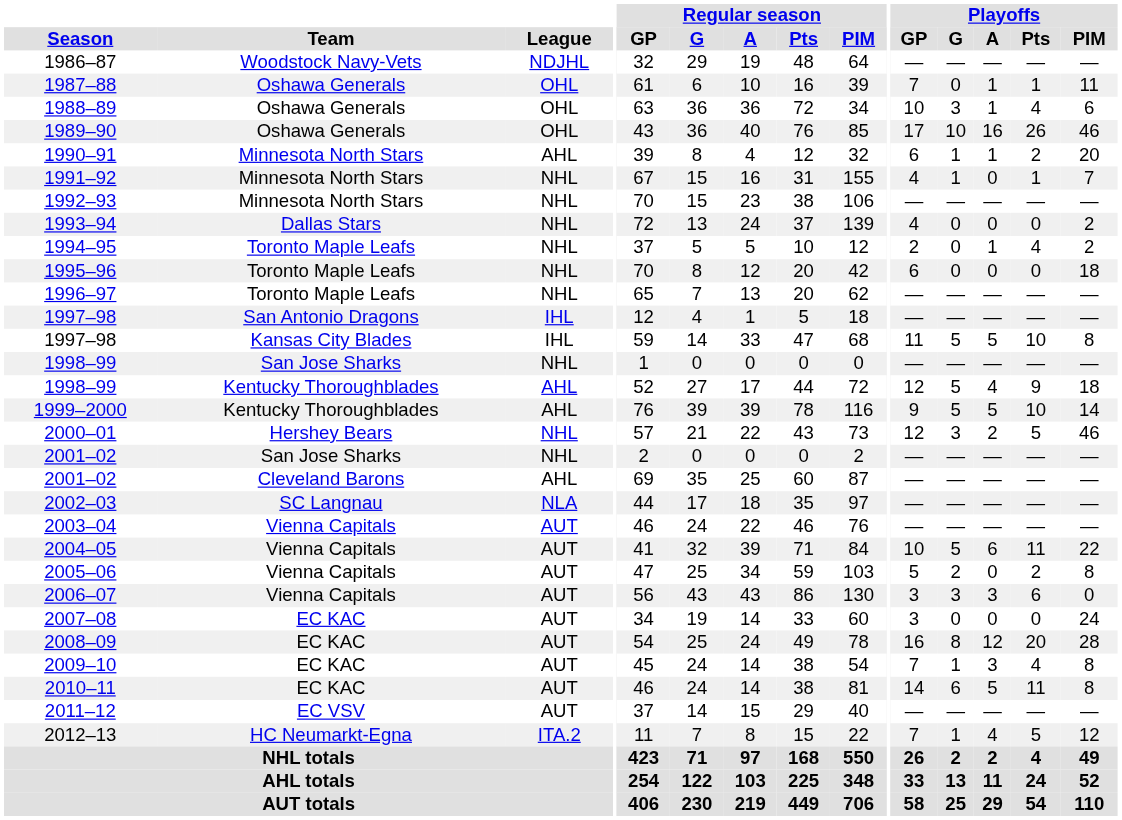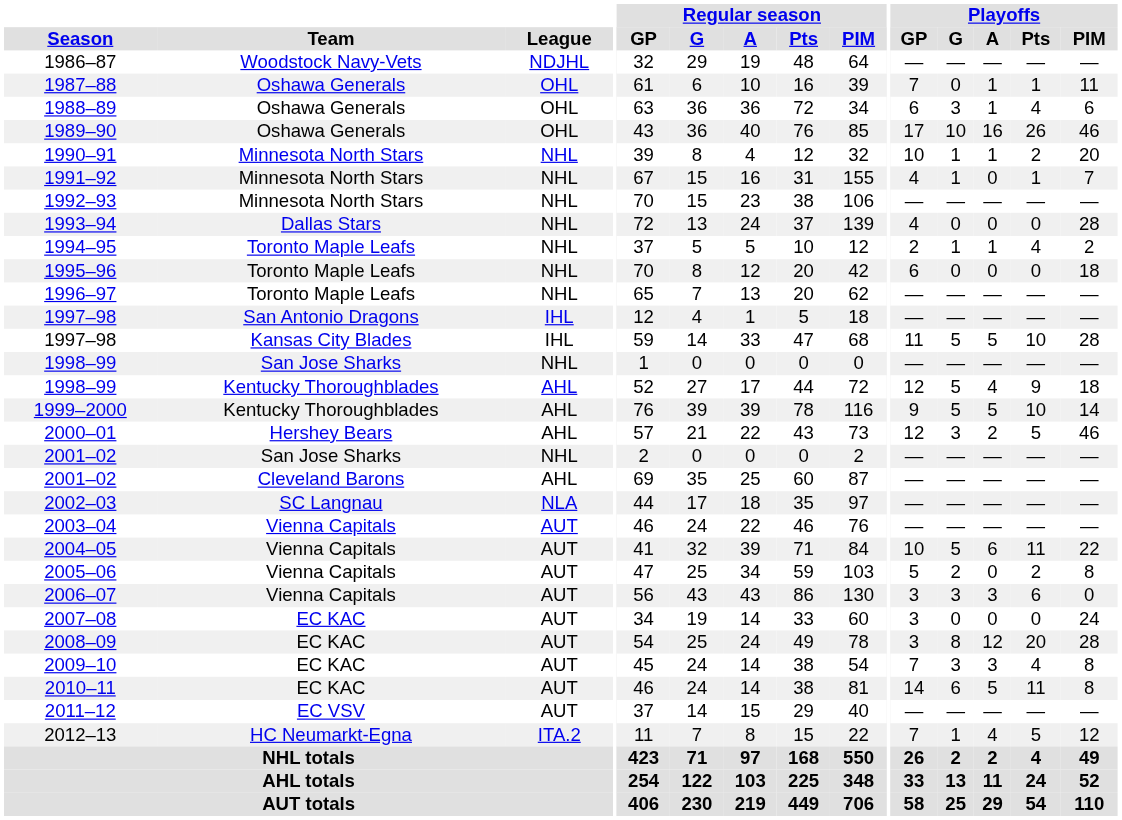(914, 108) 10 -> (914, 108) 6
(559, 154) AHL -> (559, 154) NHL
(914, 154) 6 -> (914, 154) 10
(1089, 224) 2 -> (1089, 224) 28
(956, 247) 0 -> (956, 247) 1
(1089, 340) 8 -> (1089, 340) 28
(559, 433) NHL -> (559, 433) AHL
(914, 641) 16 -> (914, 641) 3
(956, 665) 1 -> (956, 665) 3
